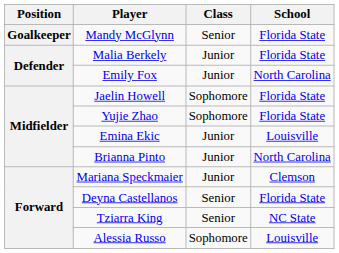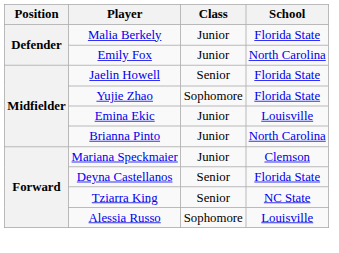- row: (130, 34)
(218, 95) Sophomore -> (213, 75) Senior
